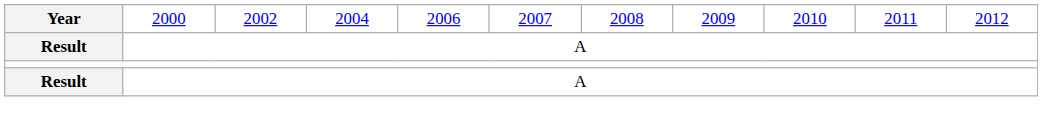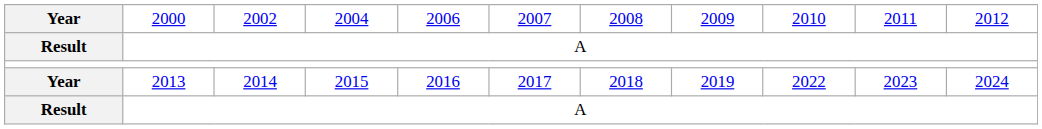+ row: (64, 82)
